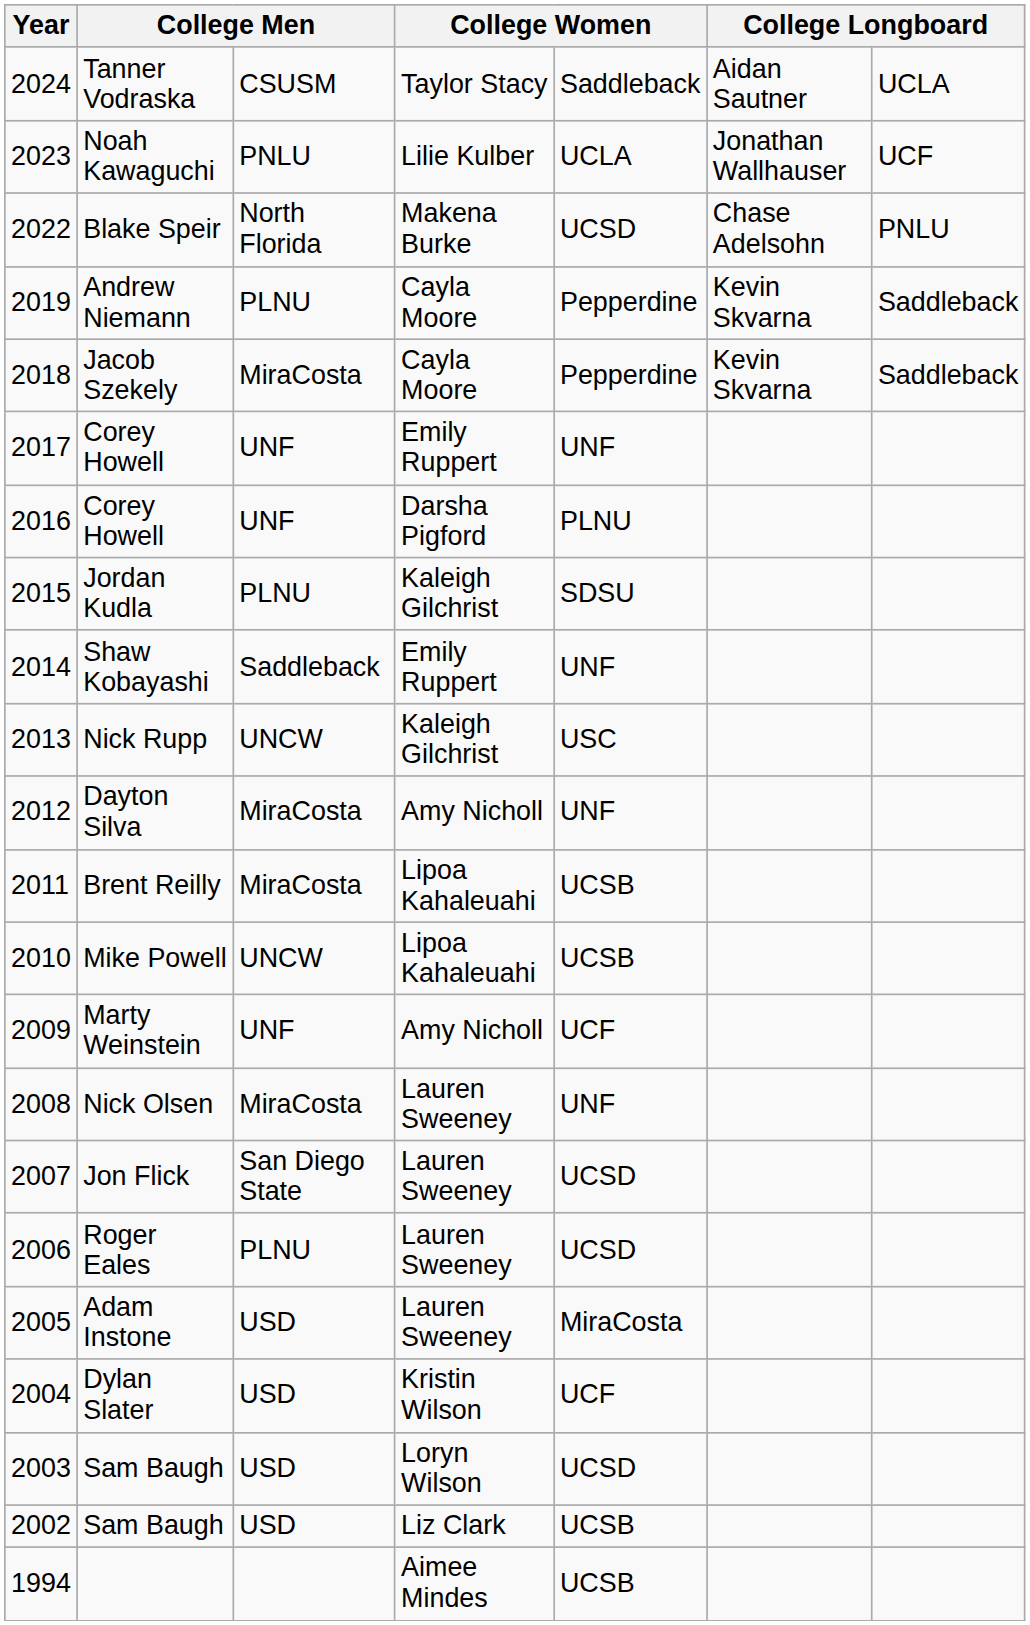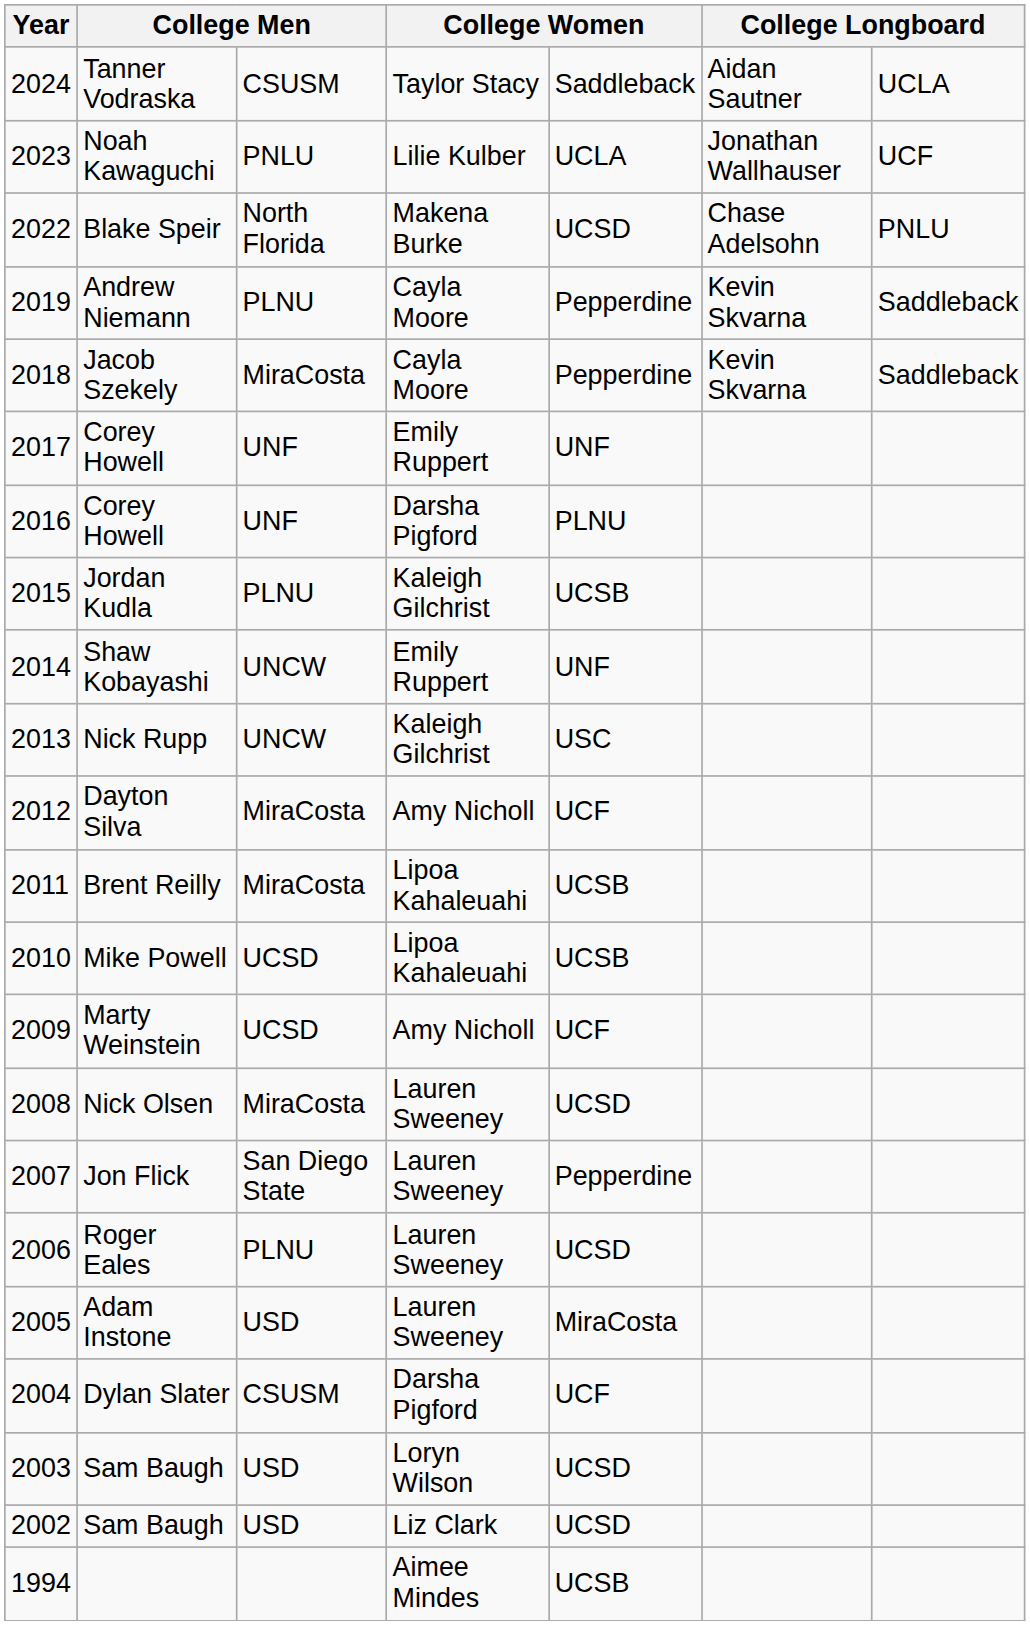(597, 593) SDSU -> (592, 593) UCSB
(309, 666) Saddleback -> (284, 666) UNCW
(588, 812) UNF -> (582, 812) UCF
(281, 958) UNCW -> (281, 958) UCSD
(267, 1030) UNF -> (281, 1030) UCSD
(588, 1103) UNF -> (593, 1103) UCSD
(598, 1176) UCSD -> (623, 1176) Pepperdine
(268, 1395) USD -> (291, 1395) CSUSM
(441, 1395) Kristin Wilson -> (436, 1395) Darsha Pigford
(597, 1525) UCSB -> (593, 1525) UCSD
